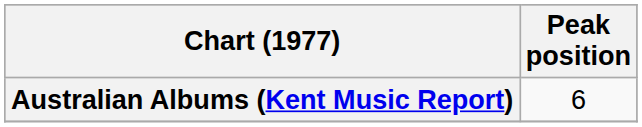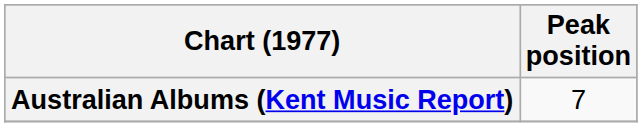(578, 99) 6 -> (578, 99) 7
